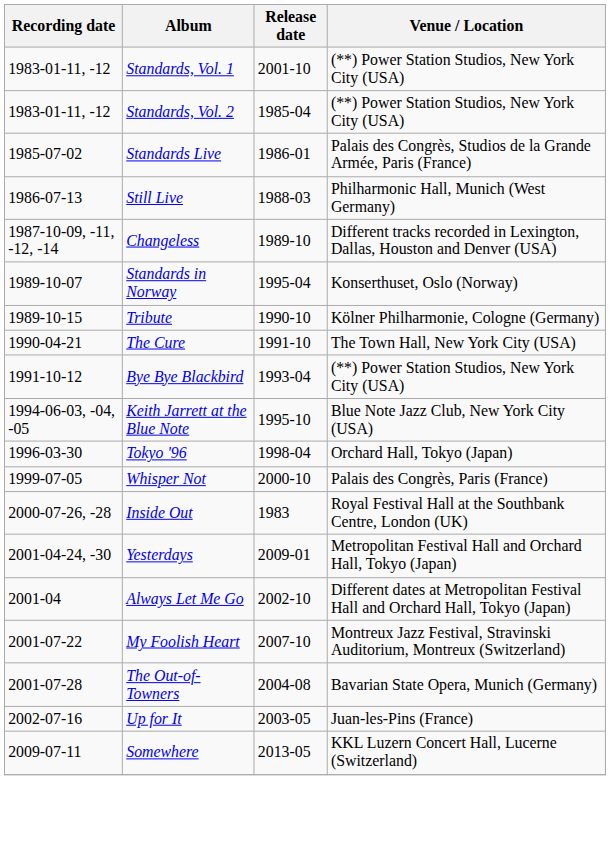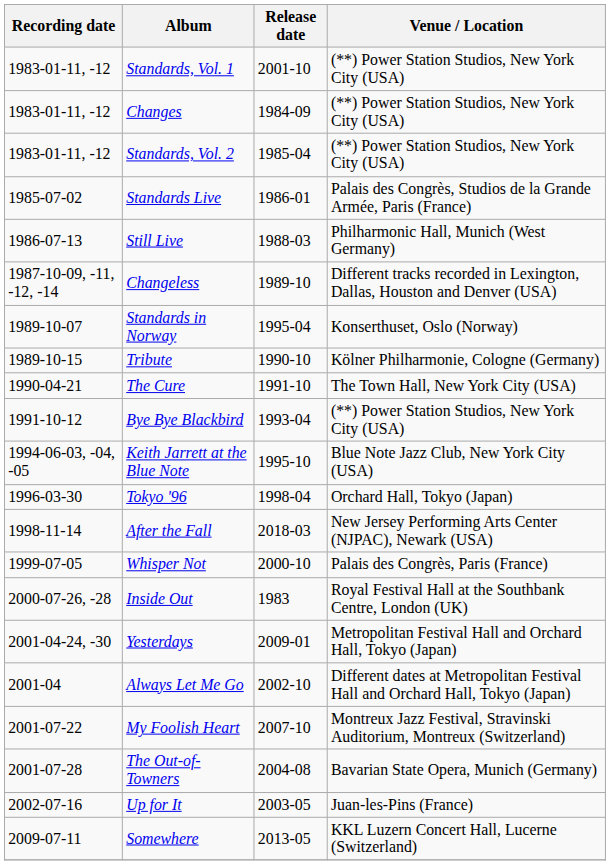+ row: (154, 111)
+ row: (169, 530)
